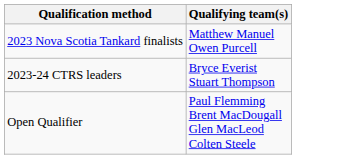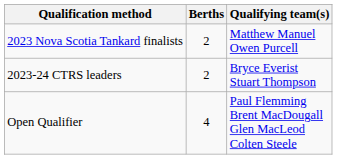+ column: (206, 14)
